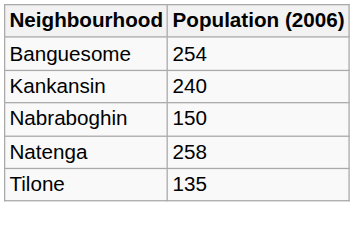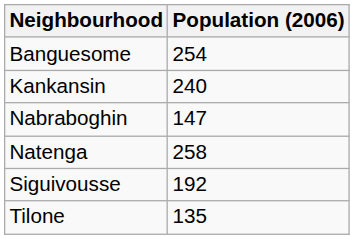(190, 119) 150 -> (190, 119) 147
+ row: (65, 184)
